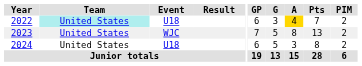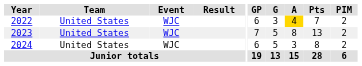(94, 21) paleturquoise background -> (94, 21) no background
(171, 21) U18 -> (171, 21) WJC
(171, 44) U18 -> (171, 44) WJC
